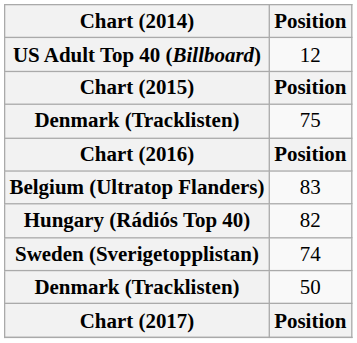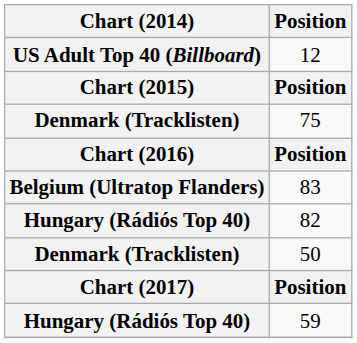- row: (310, 253)
+ row: (310, 320)
